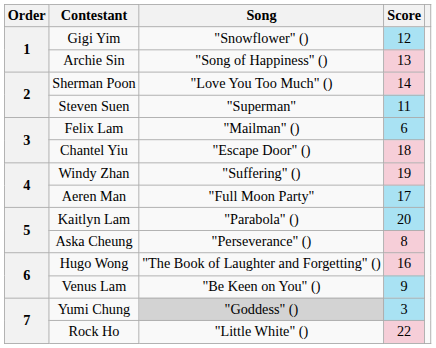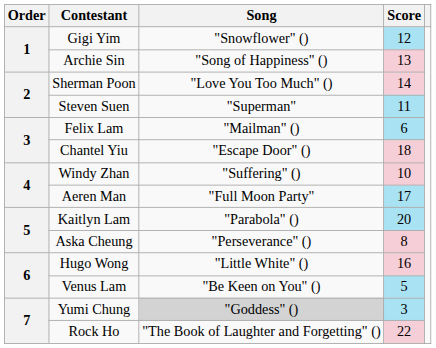(404, 173) 19 -> (404, 173) 10
(261, 264) "The Book of Laughter and Forgetting" () -> (261, 264) "Little White" ()
(404, 286) 9 -> (404, 286) 5
(261, 331) "Little White" () -> (261, 331) "The Book of Laughter and Forgetting" ()
